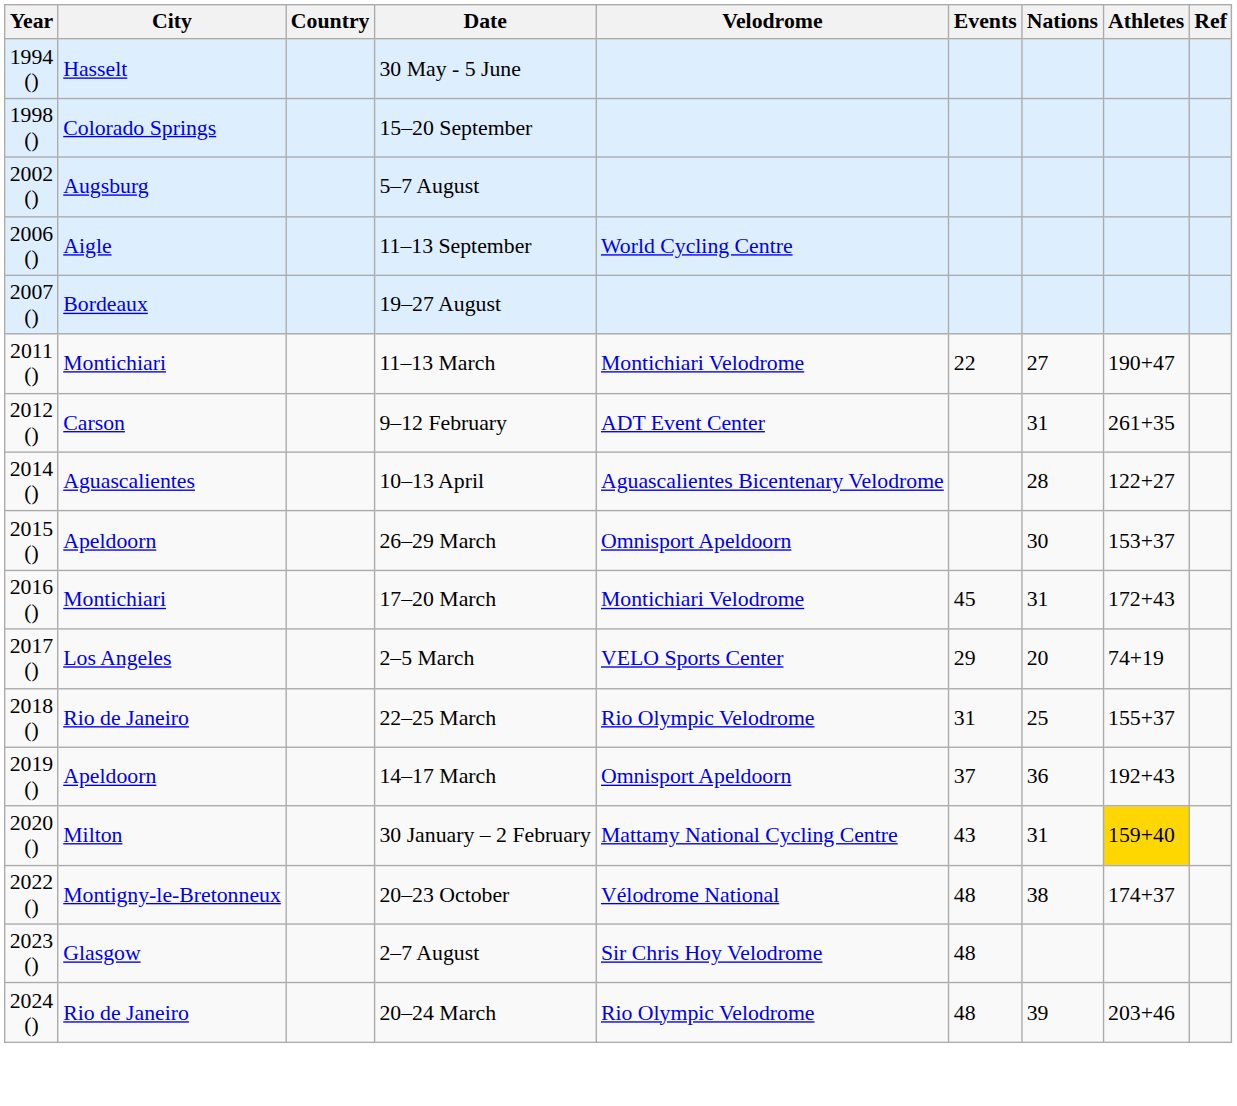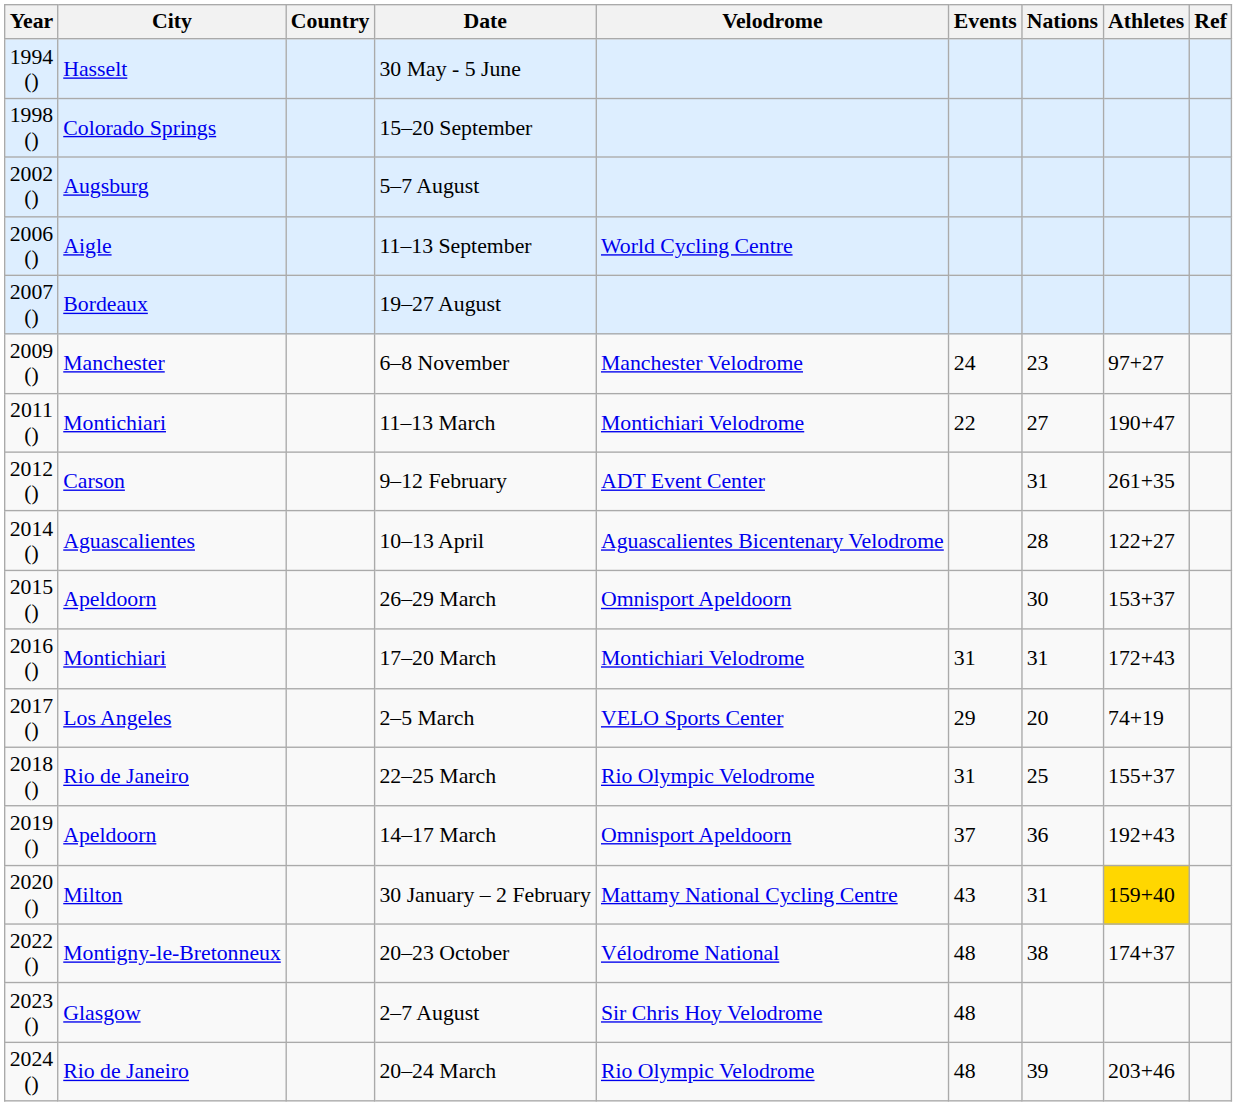+ row: (444, 363)
(965, 599) 45 -> (965, 658) 31
